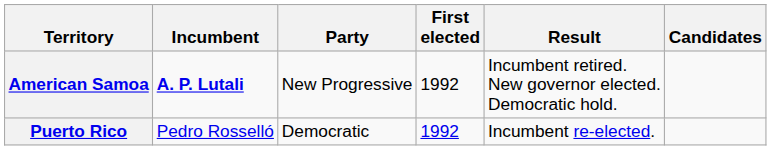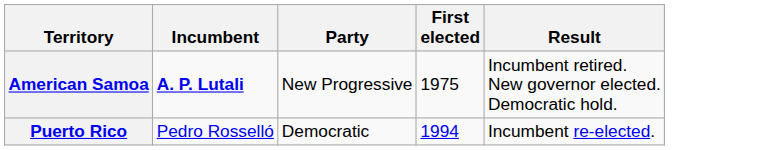- column: (715, 37)
(440, 84) 1992 -> (440, 84) 1975
(440, 131) 1992 -> (440, 131) 1994
